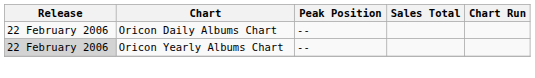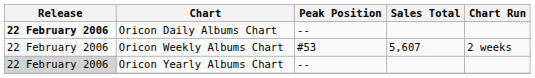(58, 30) normal -> (58, 30) bold
+ row: (201, 47)
